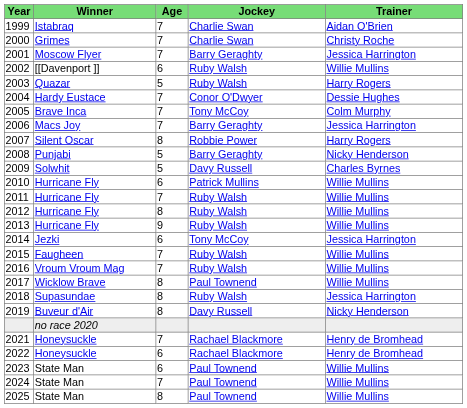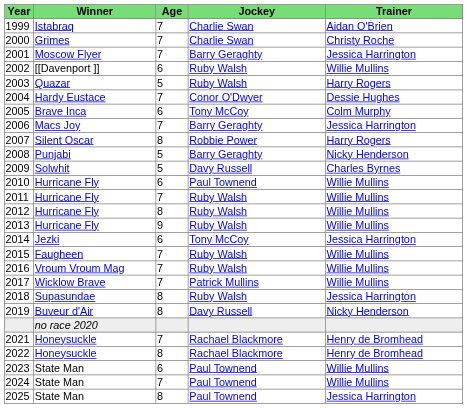(160, 111) 7 -> (160, 111) 6
(224, 182) Patrick Mullins -> (223, 182) Paul Townend
(160, 282) 8 -> (160, 282) 7
(223, 282) Paul Townend -> (224, 282) Patrick Mullins
(160, 354) 6 -> (160, 354) 8
(358, 396) Willie Mullins -> (371, 396) Jessica Harrington
